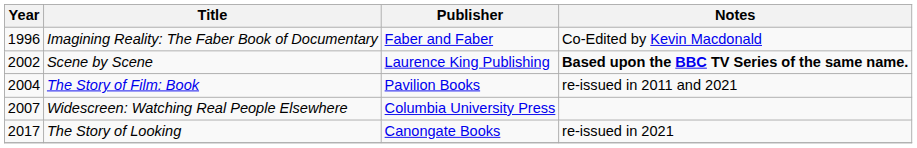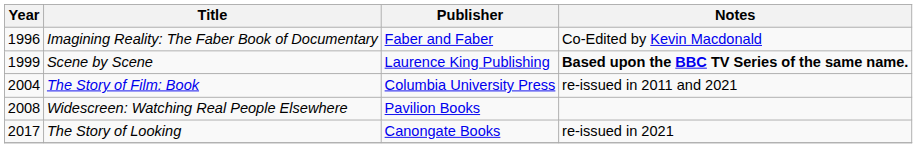(24, 62) 2002 -> (24, 62) 1999
(432, 85) Pavilion Books -> (470, 85) Columbia University Press
(24, 108) 2007 -> (24, 108) 2008
(470, 108) Columbia University Press -> (432, 108) Pavilion Books
